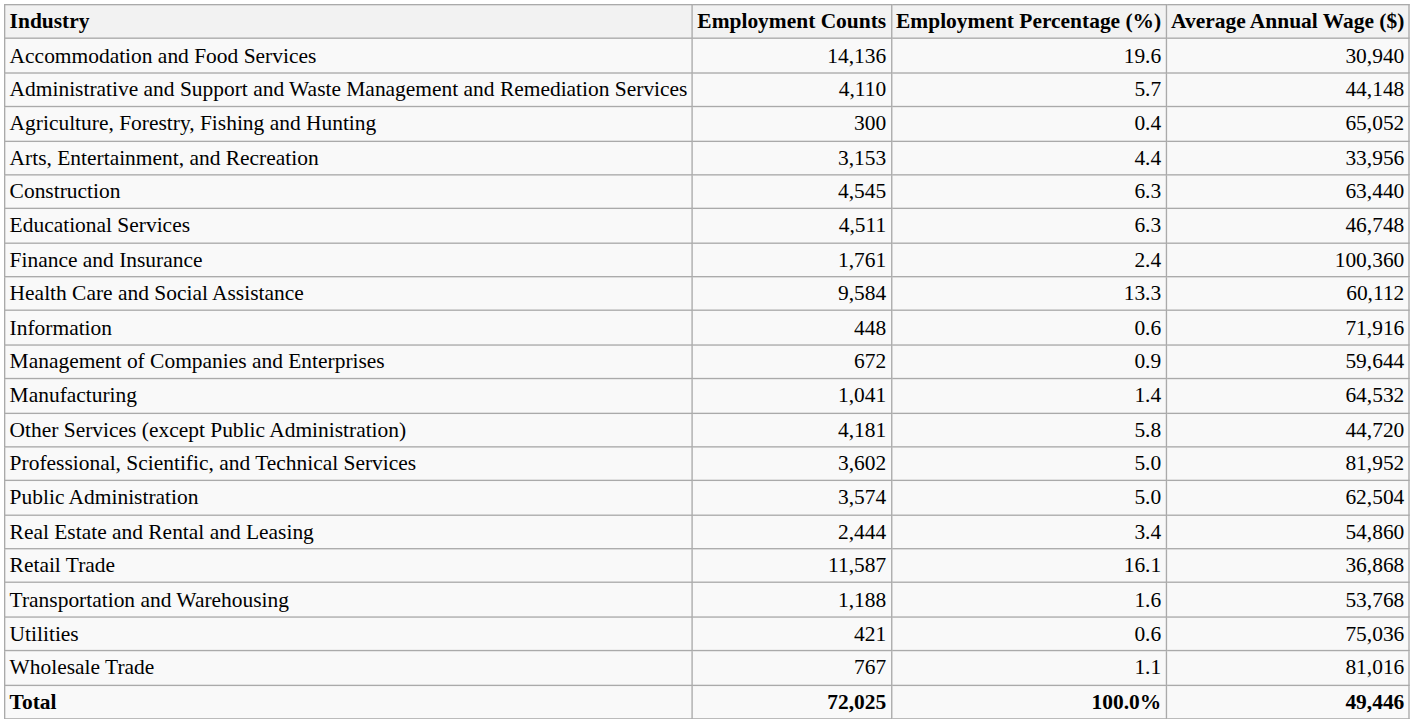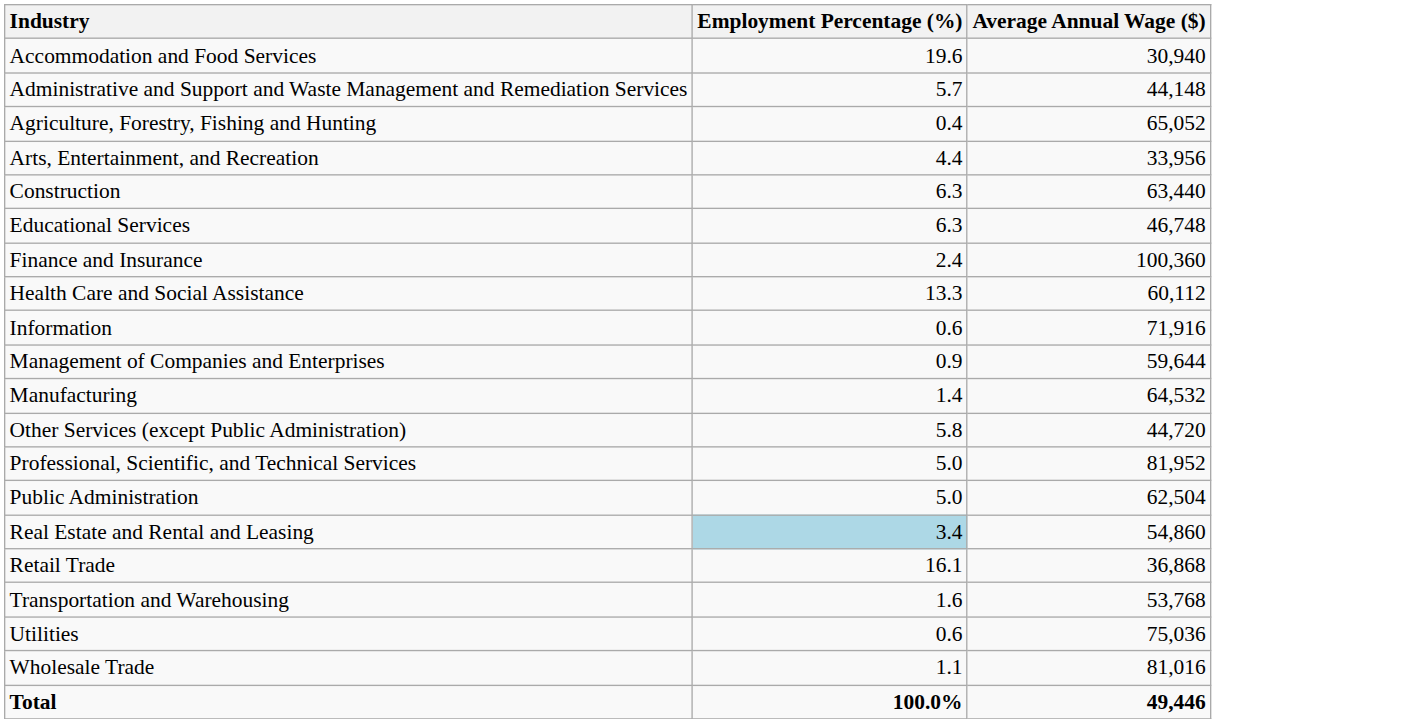- column: (792, 21)
(1148, 531) no background -> (949, 531) lightblue background
